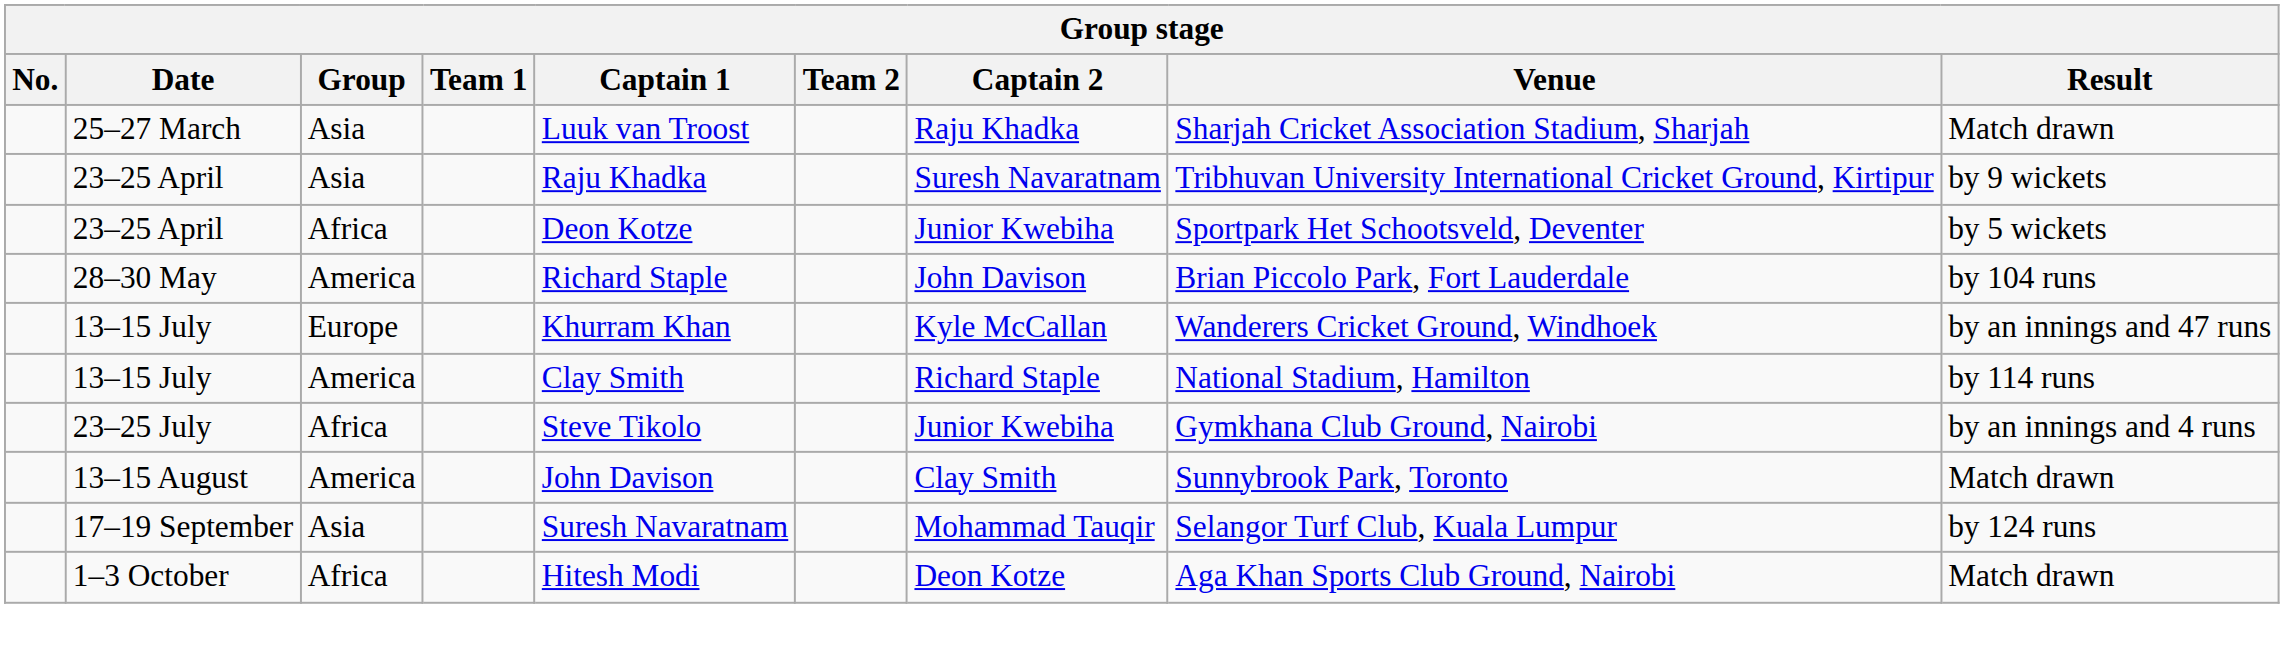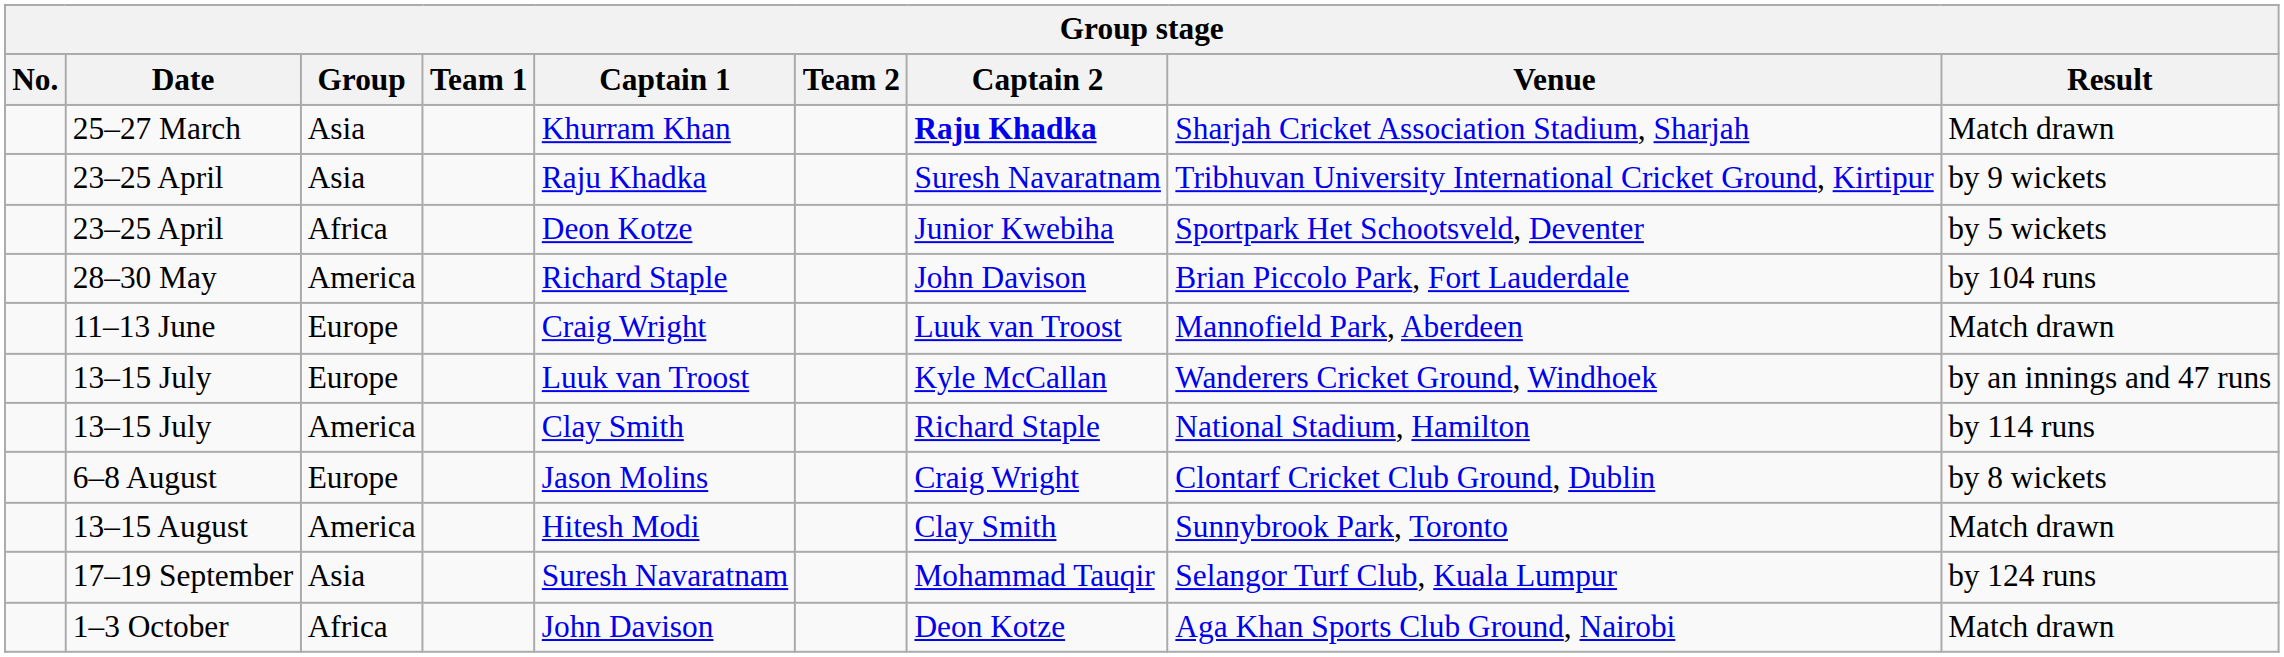(645, 128) Luuk van Troost -> (636, 128) Khurram Khan
(997, 128) normal -> (1006, 128) bold
+ row: (144, 327)
(636, 327) Khurram Khan -> (645, 377) Luuk van Troost
- row: (142, 427)
+ row: (145, 476)
(628, 476) John Davison -> (621, 526) Hitesh Modi
(621, 576) Hitesh Modi -> (628, 626) John Davison
